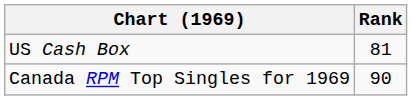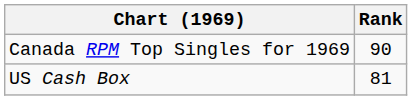rows swapped: (180, 79) <-> (70, 50)
